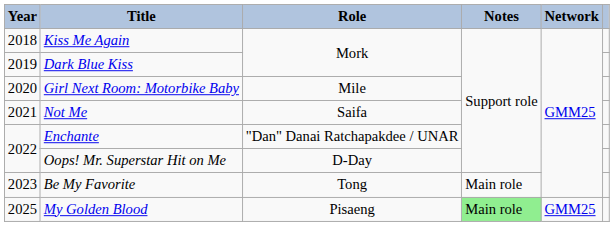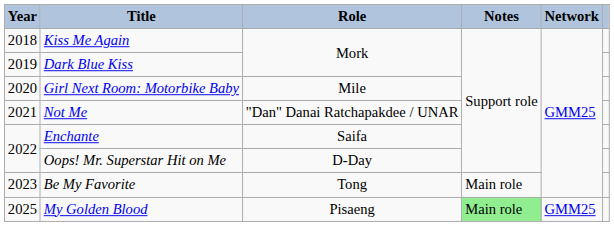(352, 112) Saifa -> (352, 112) "Dan" Danai Ratchapakdee / UNAR
(352, 137) "Dan" Danai Ratchapakdee / UNAR -> (352, 137) Saifa
